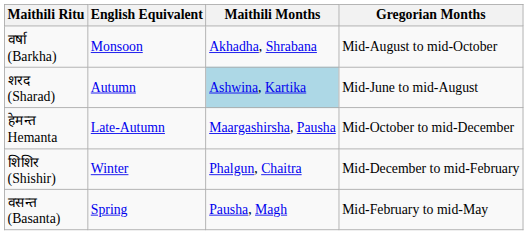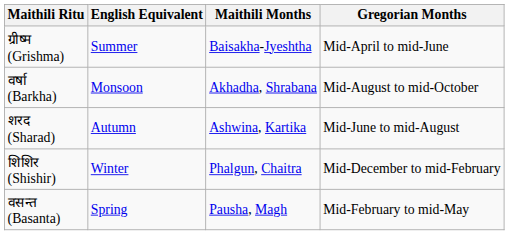+ row: (36, 47)
(258, 87) lightblue background -> (258, 128) no background
- row: (32, 129)
